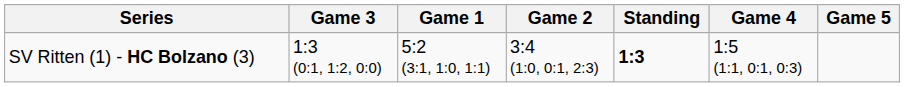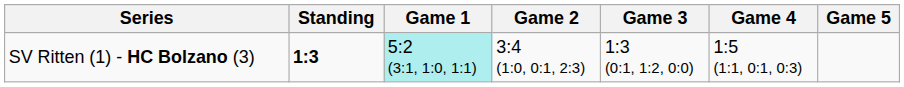columns swapped: (662, 18) <-> (343, 18)
(446, 57) no background -> (432, 57) paleturquoise background
